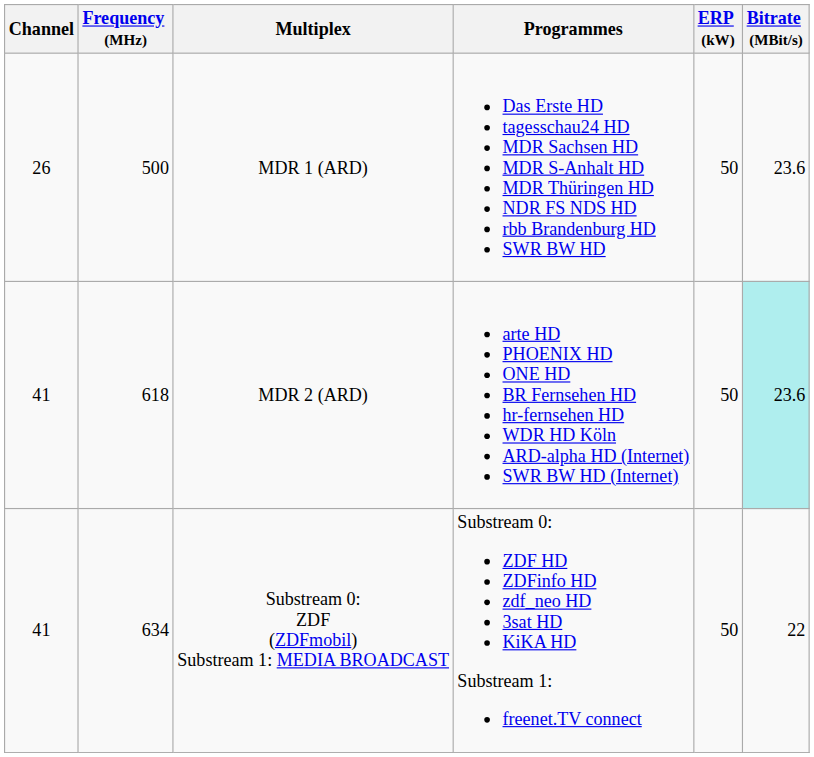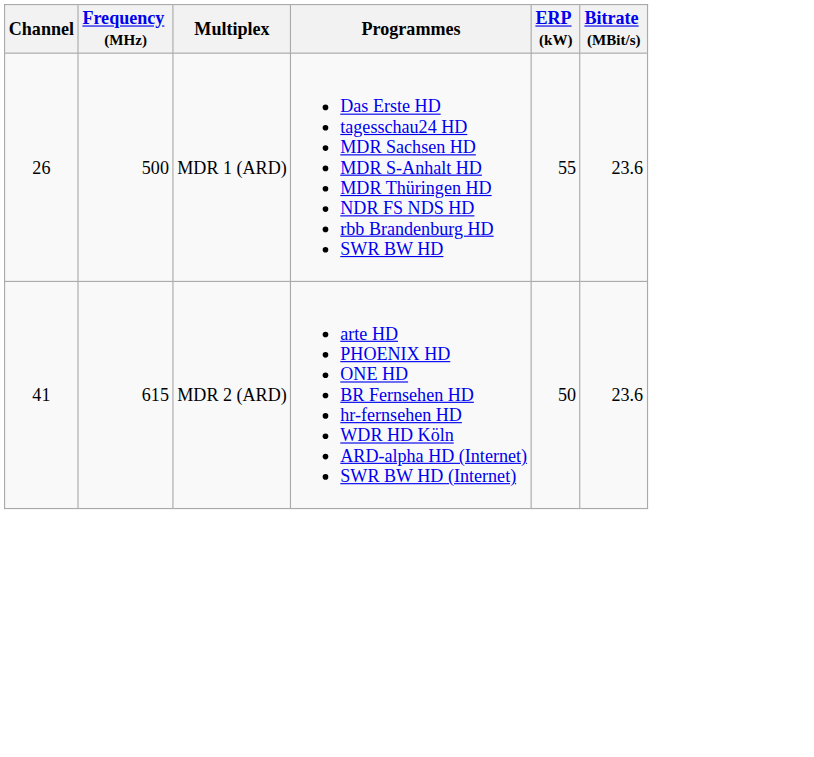(729, 167) 50 -> (567, 167) 55
(155, 394) 618 -> (155, 394) 615
(790, 394) paleturquoise background -> (627, 394) no background
- row: (313, 630)
